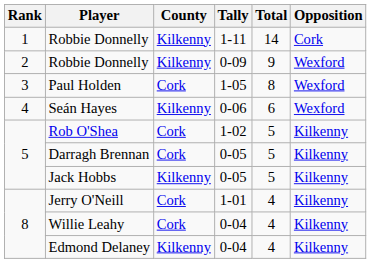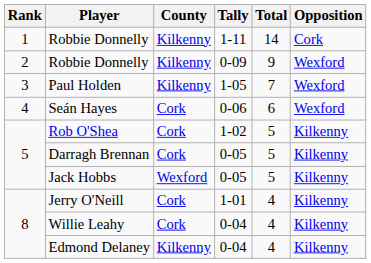(171, 85) Cork -> (184, 85) Kilkenny
(271, 85) 8 -> (271, 85) 7
(184, 108) Kilkenny -> (171, 108) Cork
(184, 177) Kilkenny -> (182, 177) Wexford
